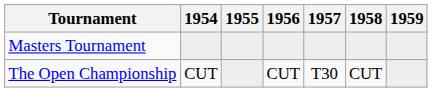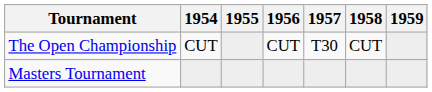rows swapped: (77, 46) <-> (92, 73)
